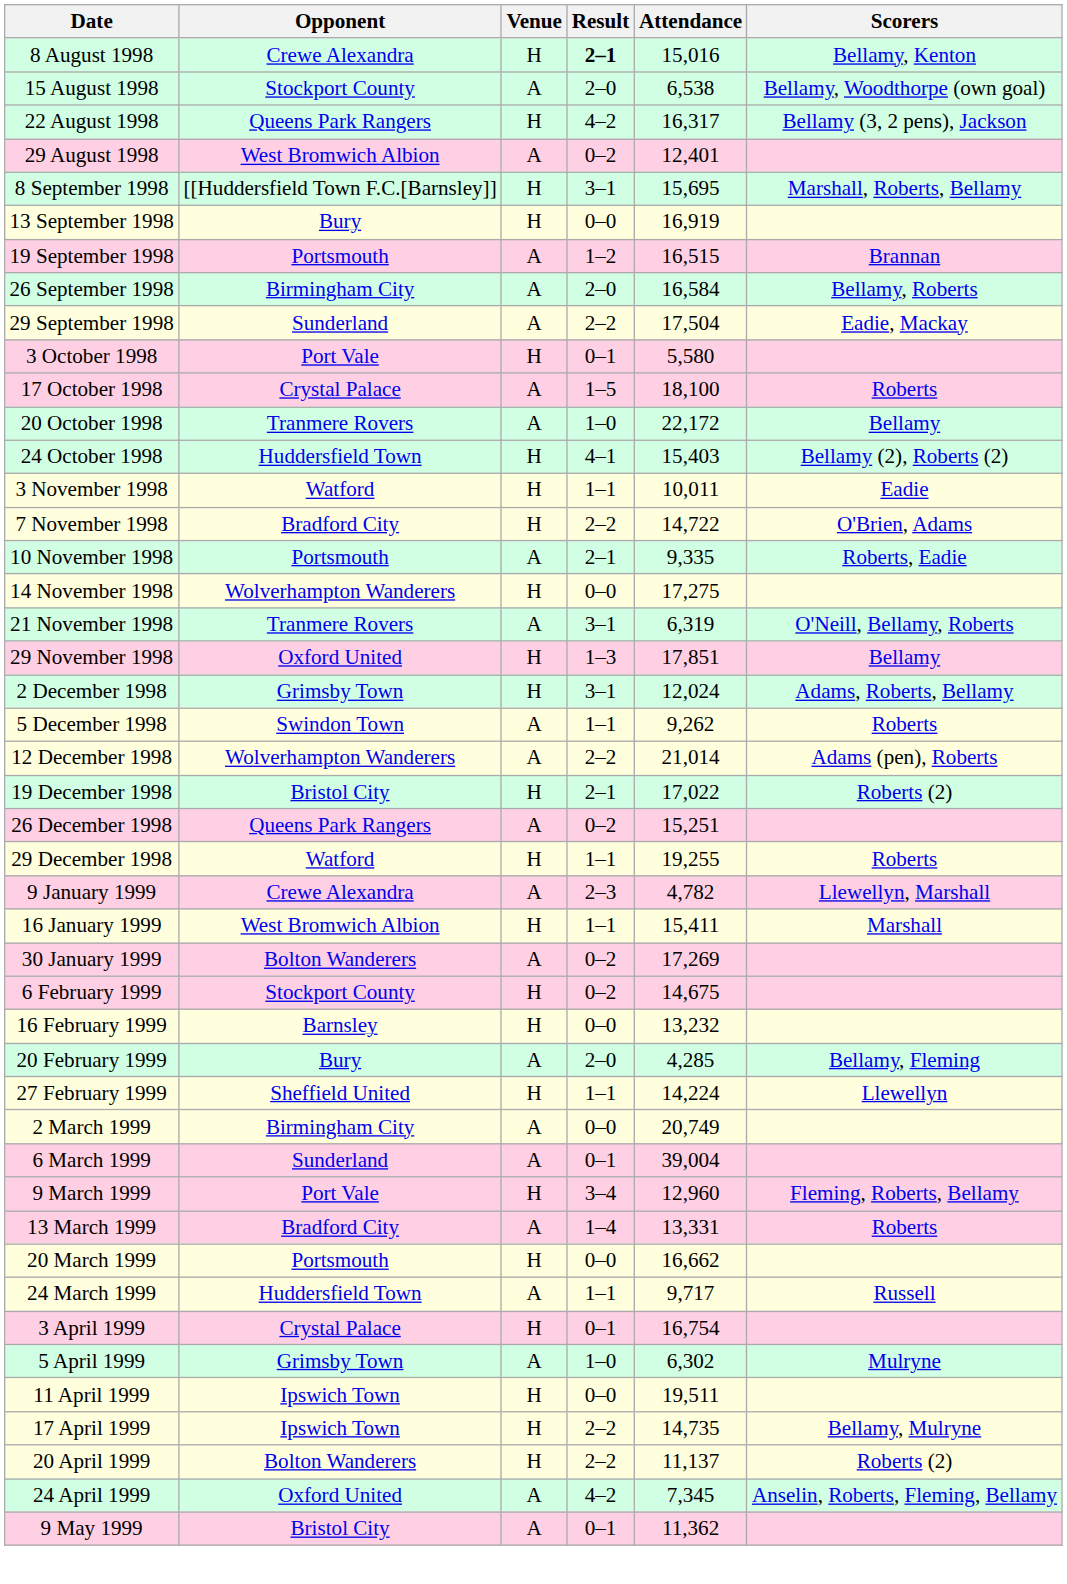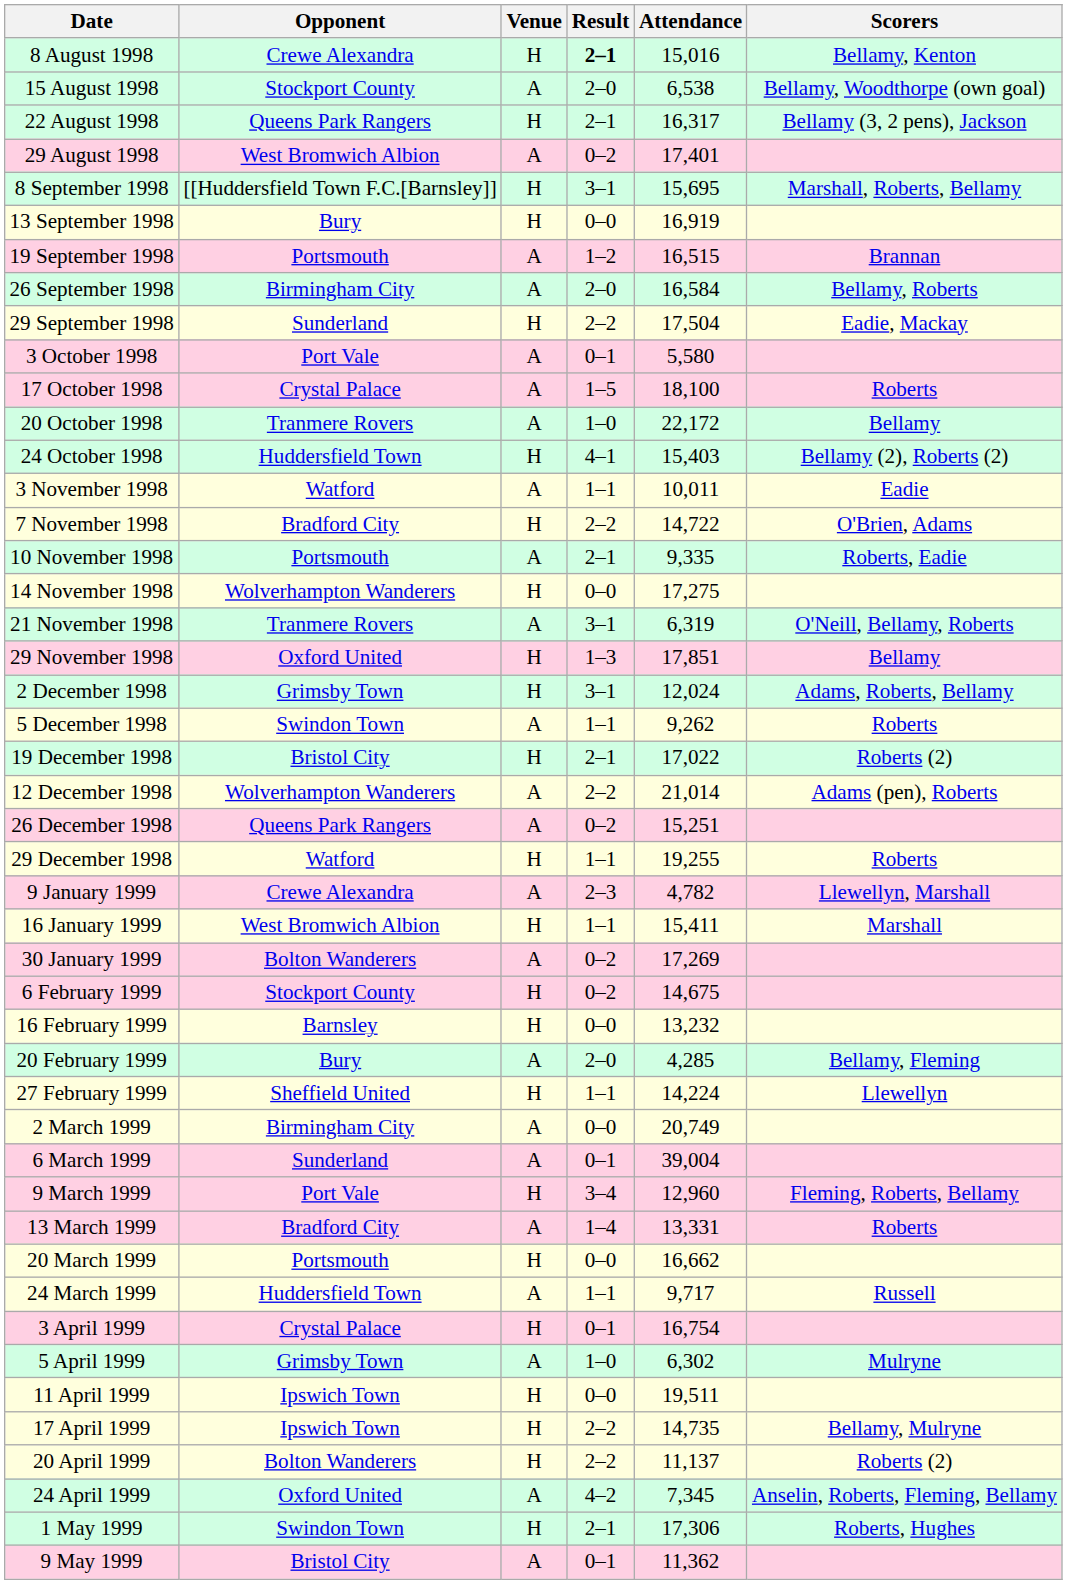(600, 121) 4–2 -> (600, 121) 2–1
(691, 155) 12,401 -> (691, 155) 17,401
(534, 322) A -> (534, 322) H
(534, 356) H -> (534, 356) A
(534, 490) H -> (534, 490) A
rows swapped: (92, 758) <-> (92, 791)
+ row: (92, 1528)
